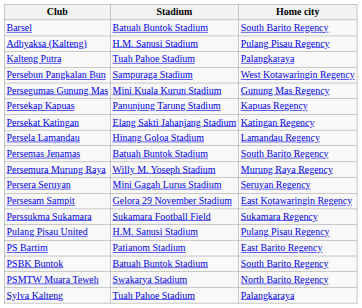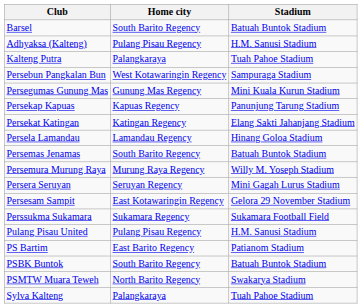columns swapped: (298, 12) <-> (174, 12)
